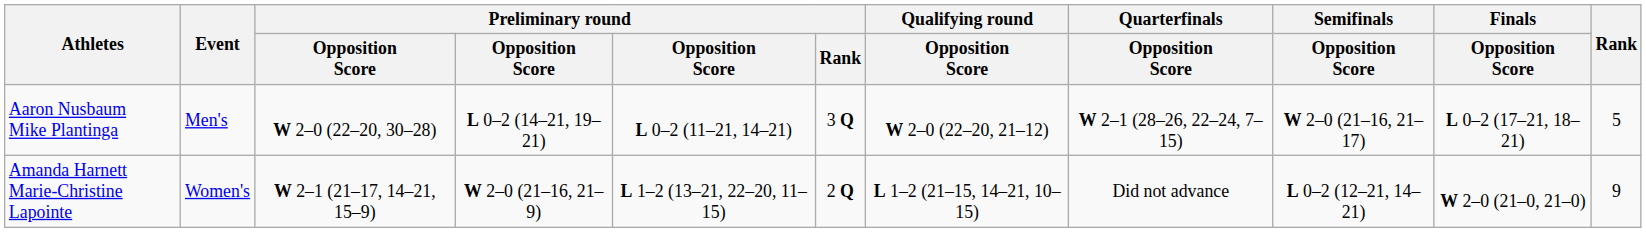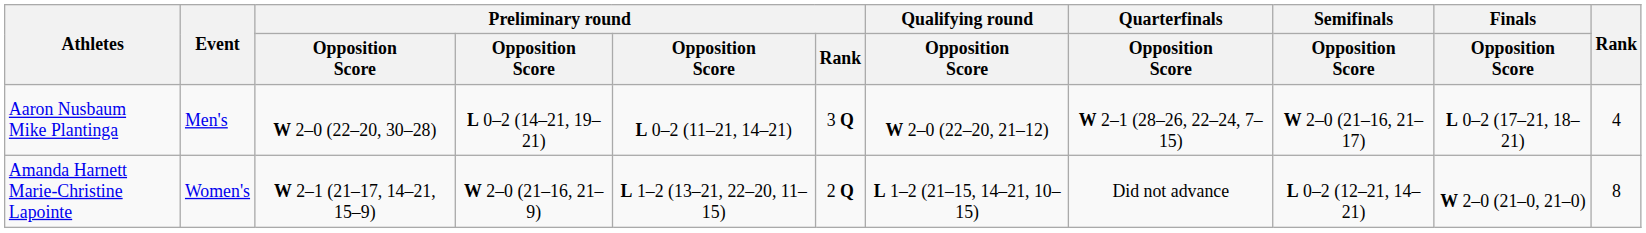(1616, 119) 5 -> (1616, 119) 4
(1616, 190) 9 -> (1616, 190) 8
